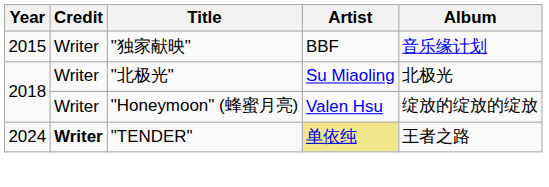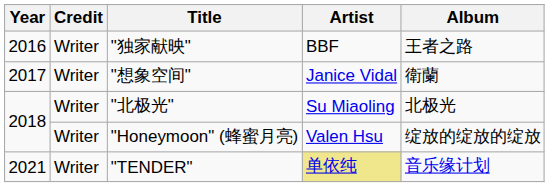(27, 46) 2015 -> (27, 46) 2016
(445, 45) 音乐缘计划 -> (439, 45) 王者之路
+ row: (151, 75)
(27, 136) 2024 -> (27, 166) 2021
(78, 136) bold -> (76, 166) normal
(436, 136) 王者之路 -> (447, 166) 音乐缘计划
